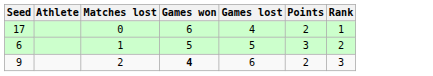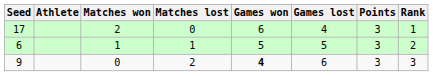+ column: (117, 13)
(306, 29) 2 -> (378, 29) 3
(306, 62) 2 -> (378, 62) 3
